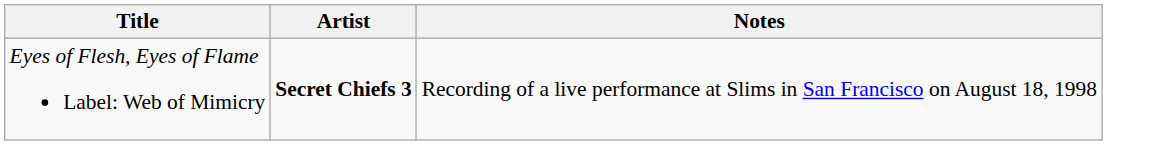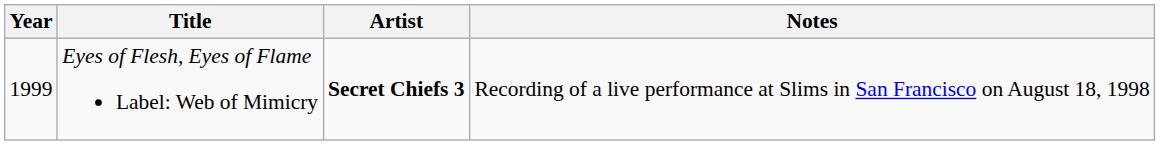+ column: (31, 21)
